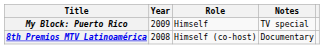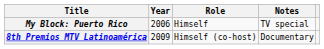(161, 24) 2009 -> (161, 24) 2006
(161, 37) 2008 -> (161, 37) 2009
